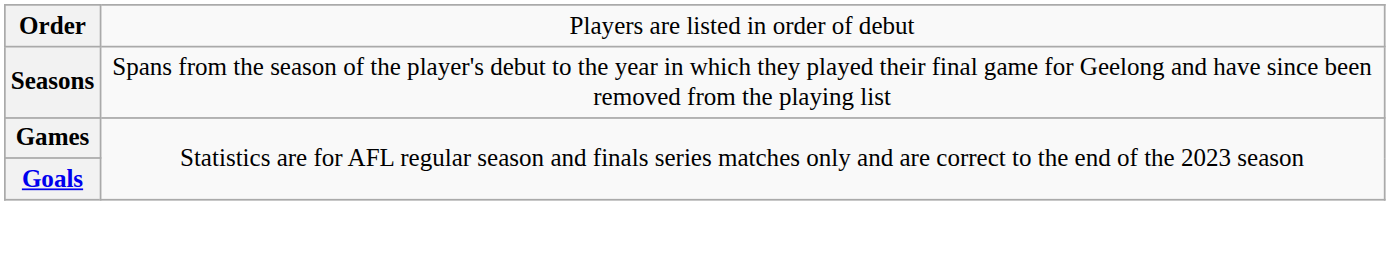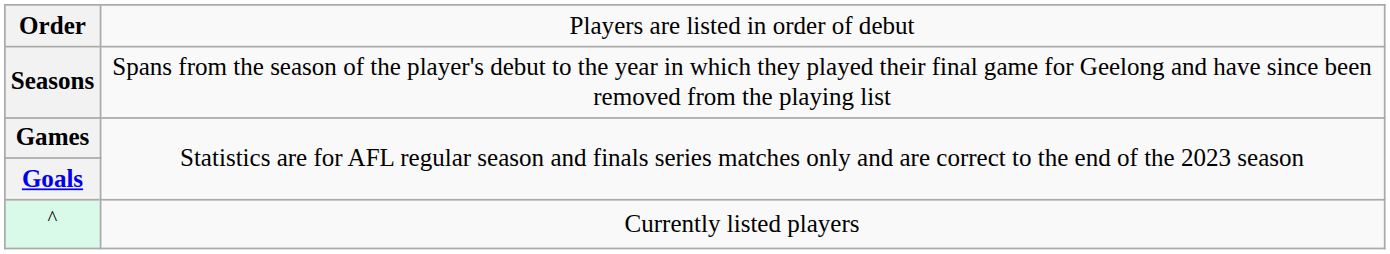+ row: (52, 218)
